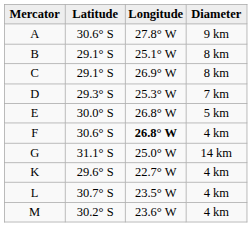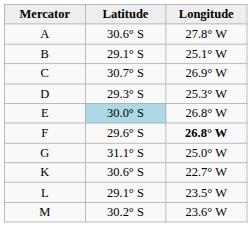- column: (216, 14)
(95, 73) 29.1° S -> (125, 73) 30.7° S
(95, 113) no background -> (125, 113) lightblue background
(95, 133) 30.6° S -> (125, 133) 29.6° S
(95, 172) 29.6° S -> (125, 172) 30.6° S
(95, 192) 30.7° S -> (125, 192) 29.1° S
